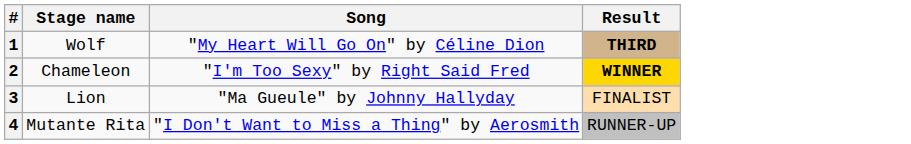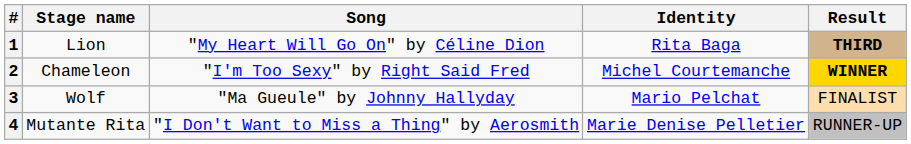+ column: (696, 18)
(86, 45) Wolf -> (86, 45) Lion
(86, 99) Lion -> (86, 99) Wolf
